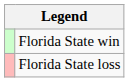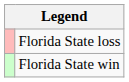rows swapped: (69, 41) <-> (69, 65)
